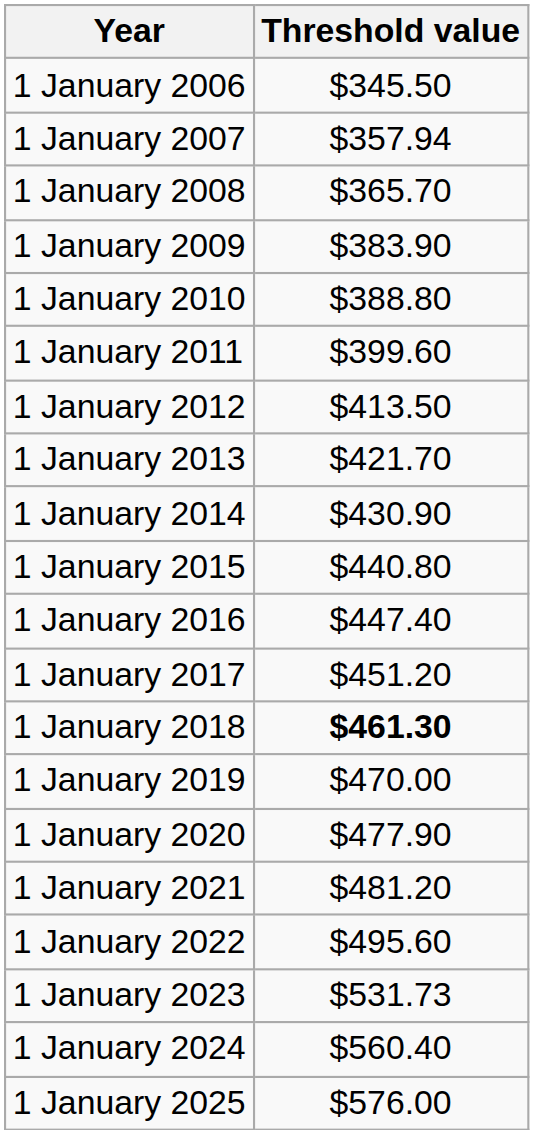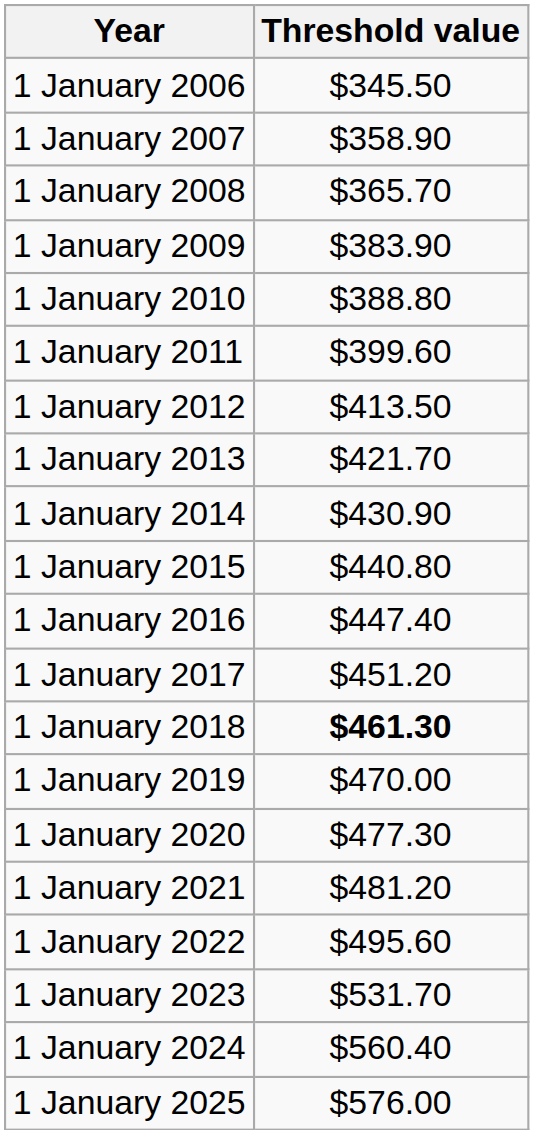(391, 138) $357.94 -> (391, 138) $358.90
(391, 834) $477.90 -> (391, 834) $477.30
(391, 995) $531.73 -> (391, 995) $531.70
